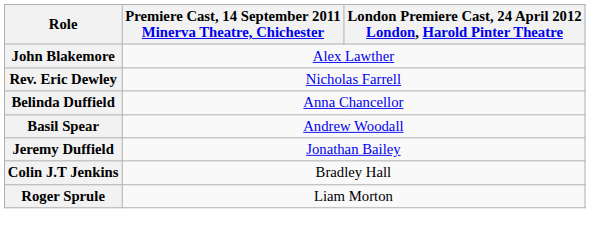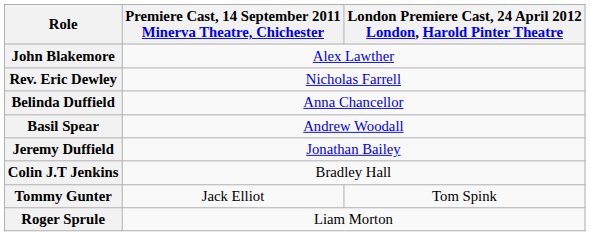+ row: (63, 196)
